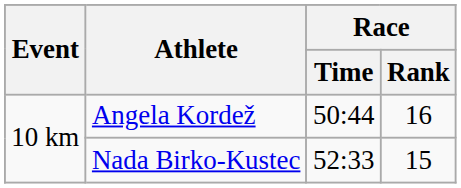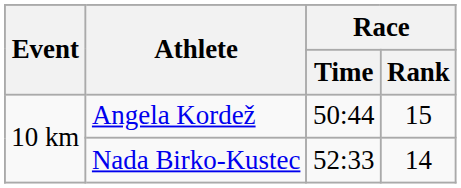(418, 115) 16 -> (418, 115) 15
(418, 160) 15 -> (418, 160) 14
